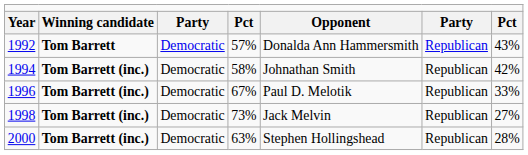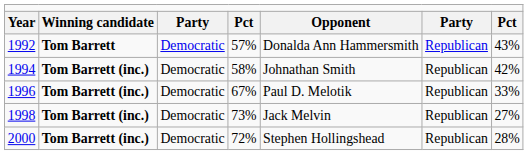(244, 138) 63% -> (244, 138) 72%
